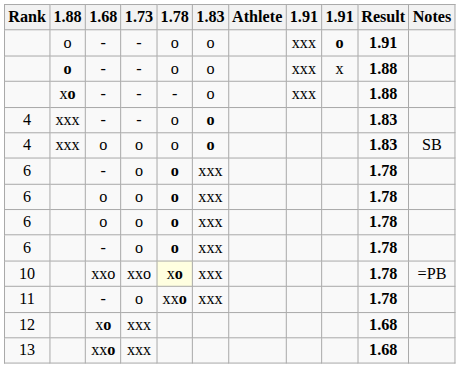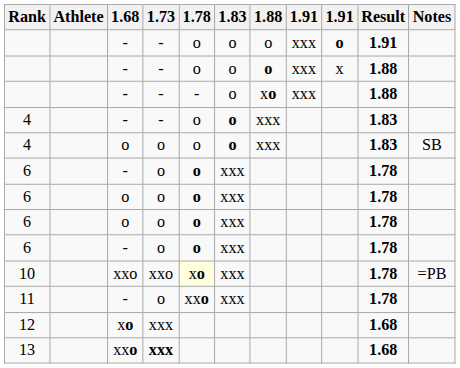columns swapped: (257, 17) <-> (68, 17)
(139, 350) normal -> (161, 350) bold
